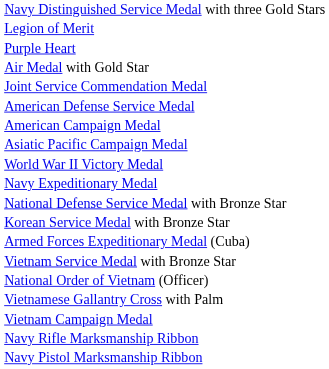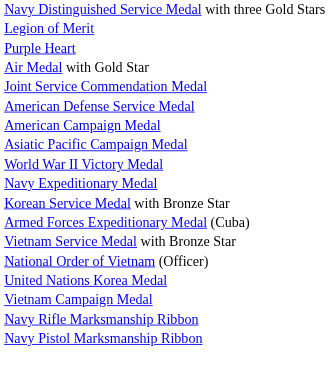- row: (145, 203)
- row: (114, 300)
+ row: (86, 280)
